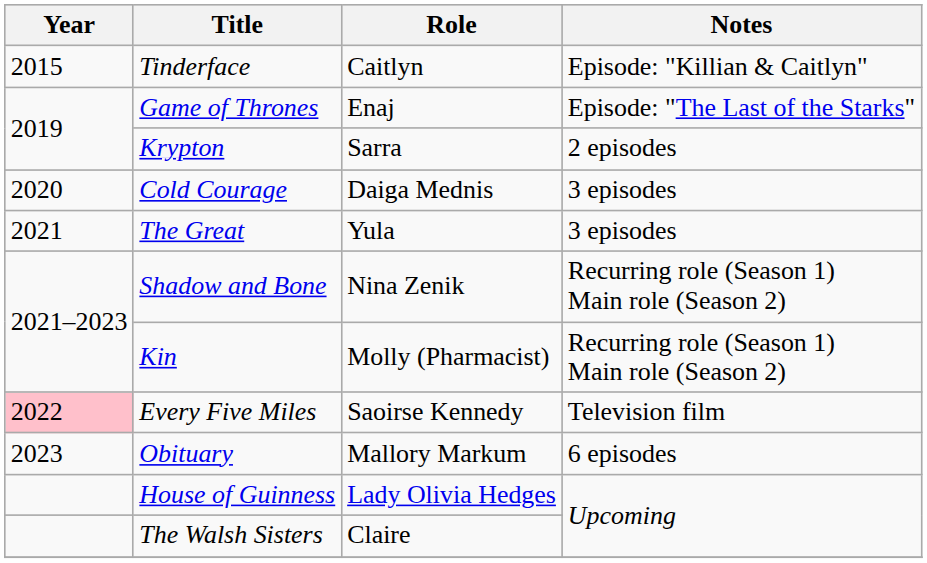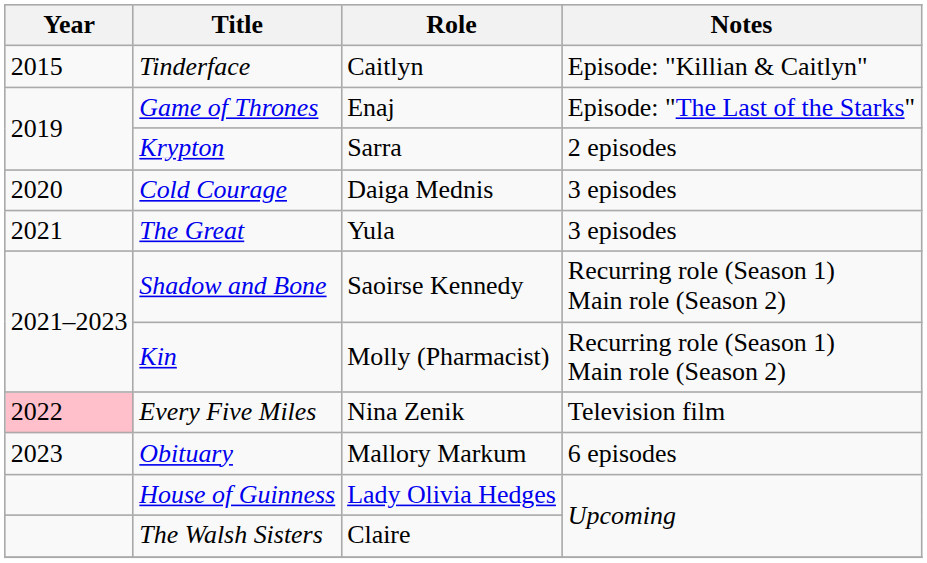(406, 286) Nina Zenik -> (435, 286) Saoirse Kennedy
(435, 412) Saoirse Kennedy -> (406, 412) Nina Zenik
